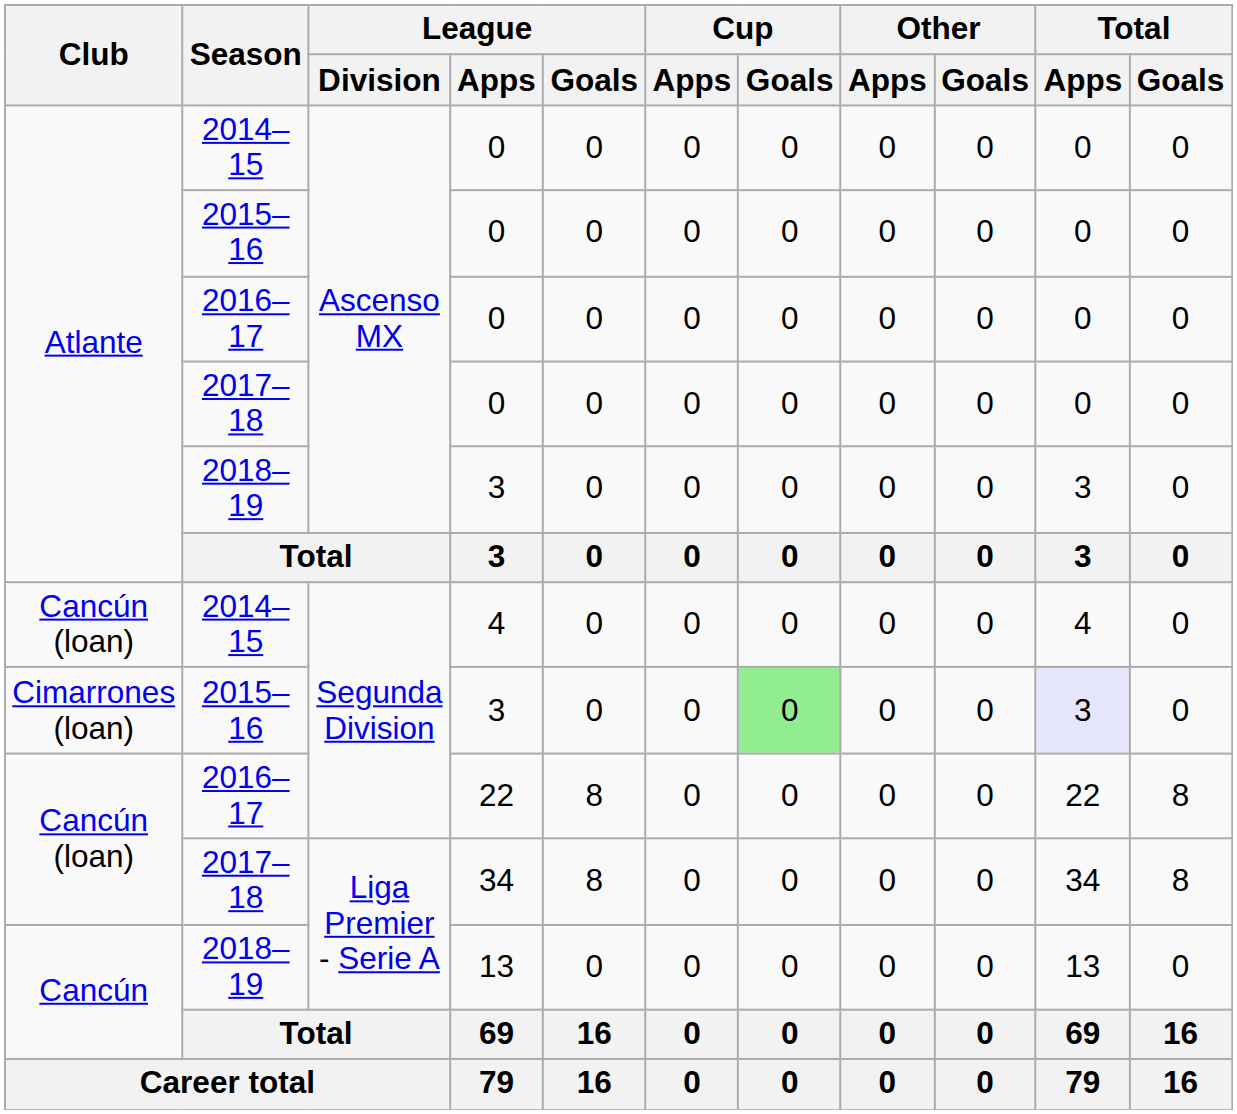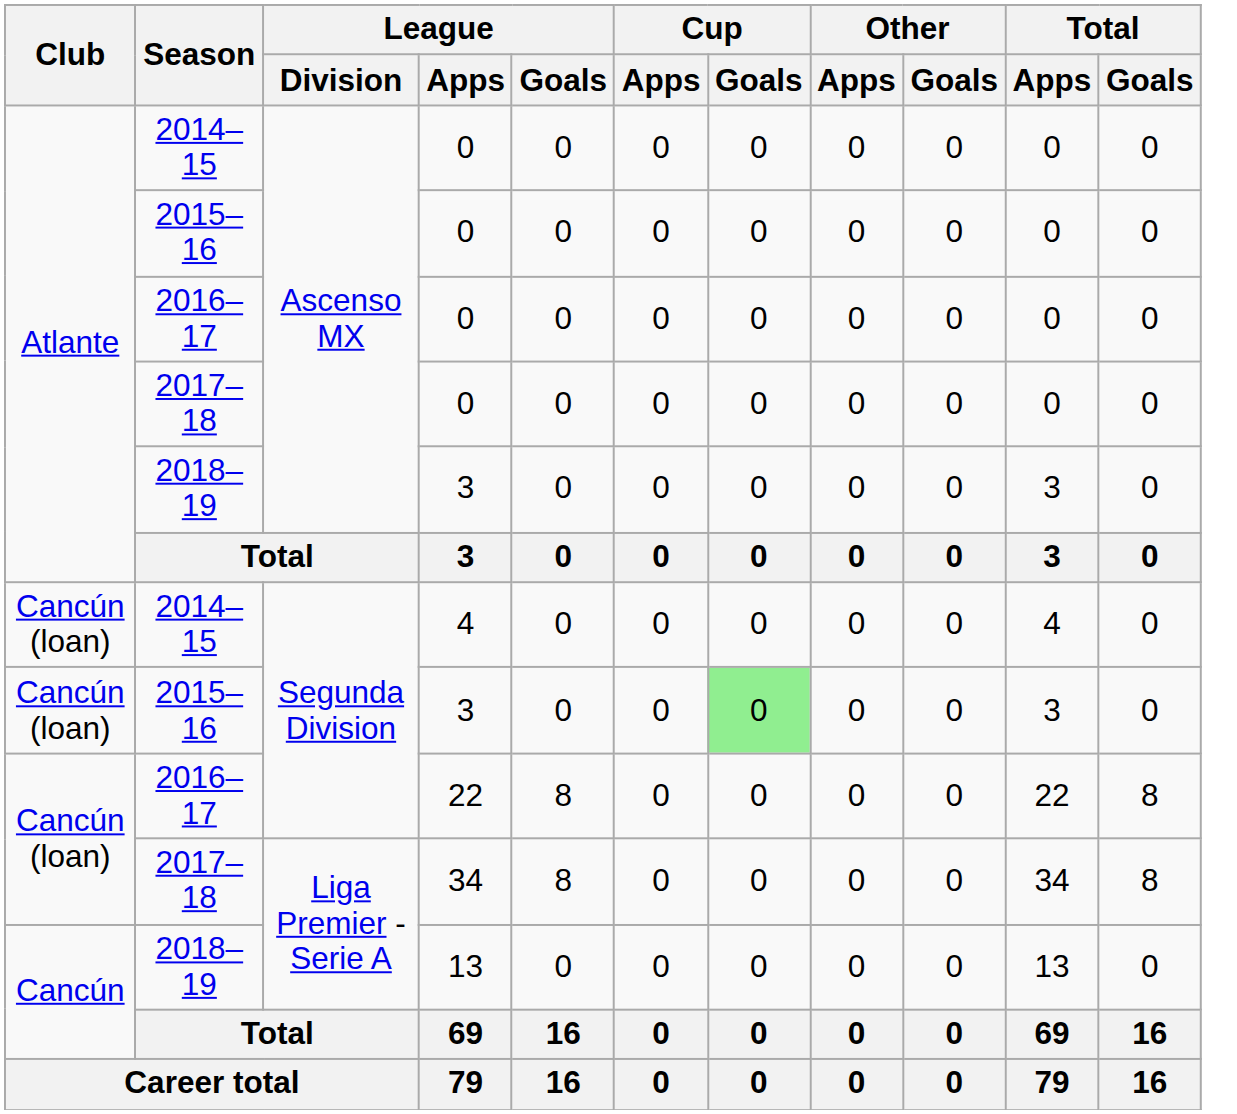(94, 709) Cimarrones (loan) -> (70, 709) Cancún (loan)
(1083, 709) lavender background -> (1052, 709) no background
